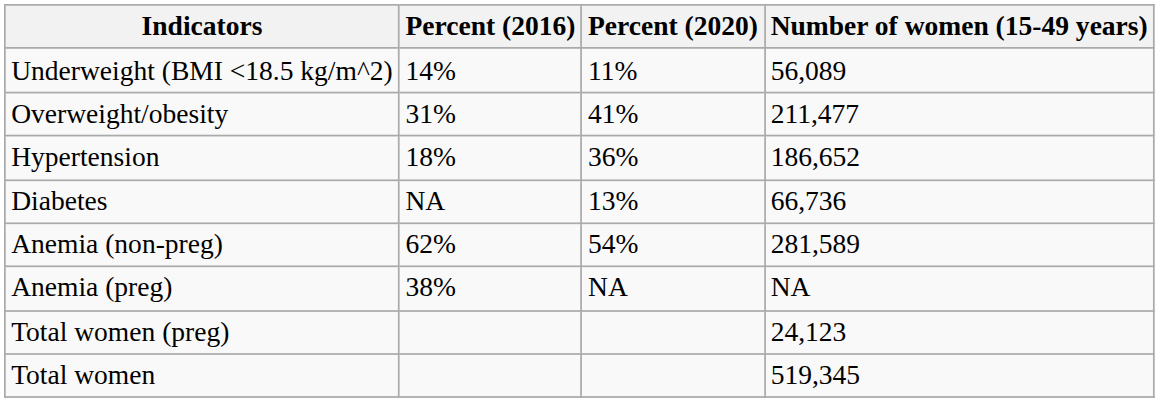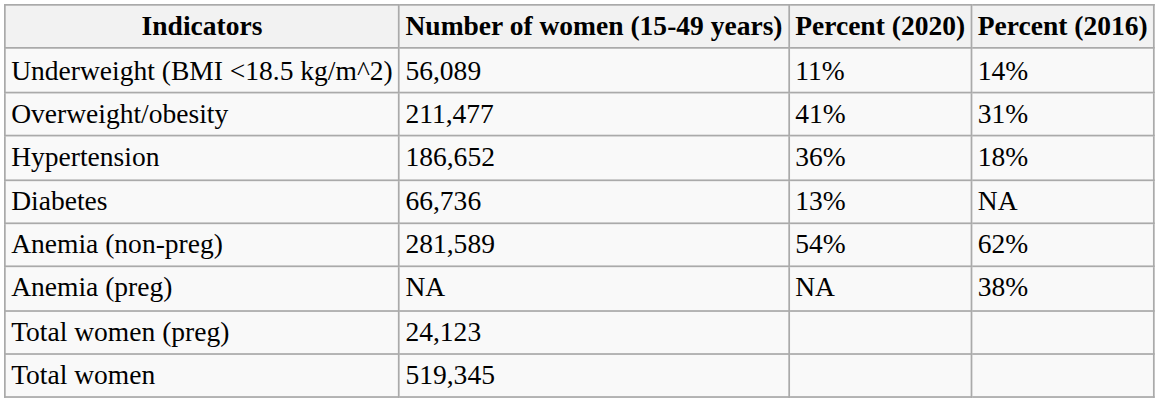columns swapped: (959, 26) <-> (490, 26)
